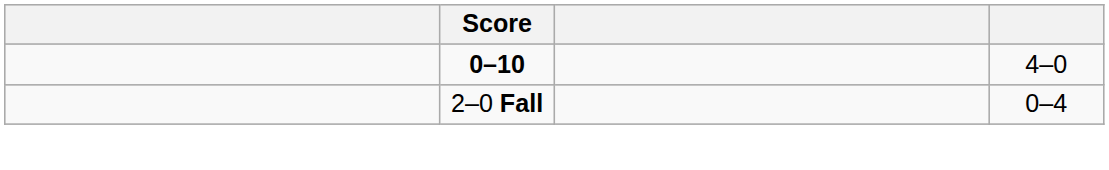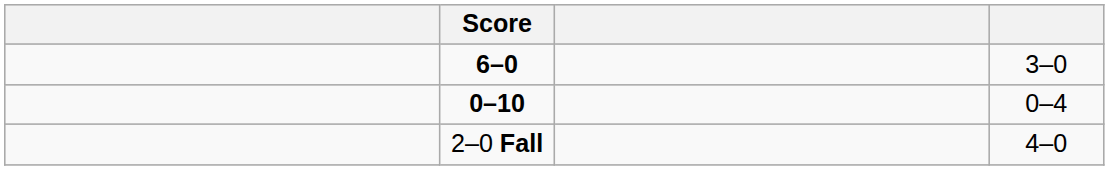+ row: (497, 64)
(1046, 64) 4–0 -> (1046, 104) 0–4
(1046, 104) 0–4 -> (1046, 143) 4–0
